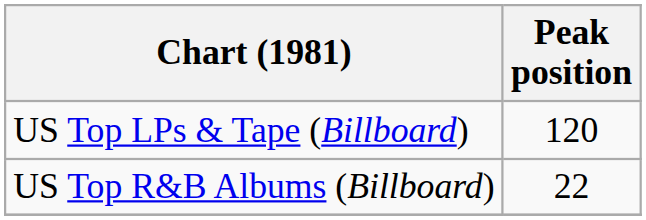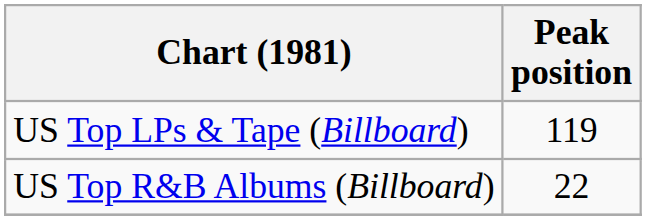(572, 129) 120 -> (572, 129) 119
